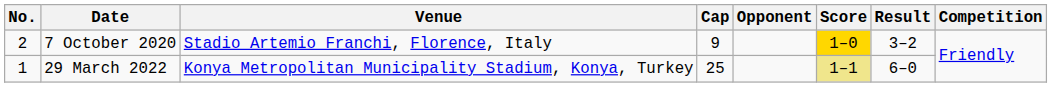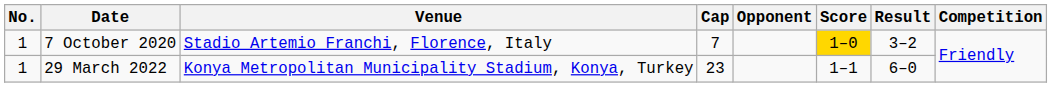(23, 43) 2 -> (23, 43) 1
(715, 43) 9 -> (715, 43) 7
(715, 69) 25 -> (715, 69) 23
(843, 69) khaki background -> (843, 69) no background
